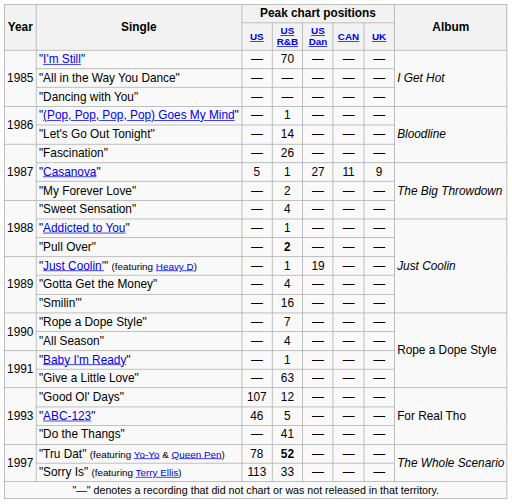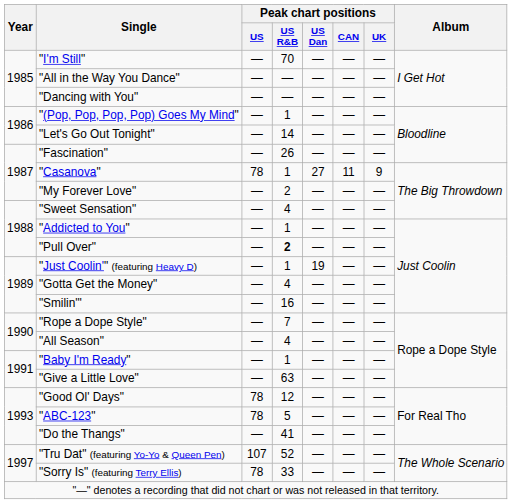(257, 172) 5 -> (257, 172) 78
(257, 397) 107 -> (257, 397) 78
(257, 416) 46 -> (257, 416) 78
(257, 453) 78 -> (257, 453) 107
(287, 453) bold -> (287, 453) normal
(257, 472) 113 -> (257, 472) 78
